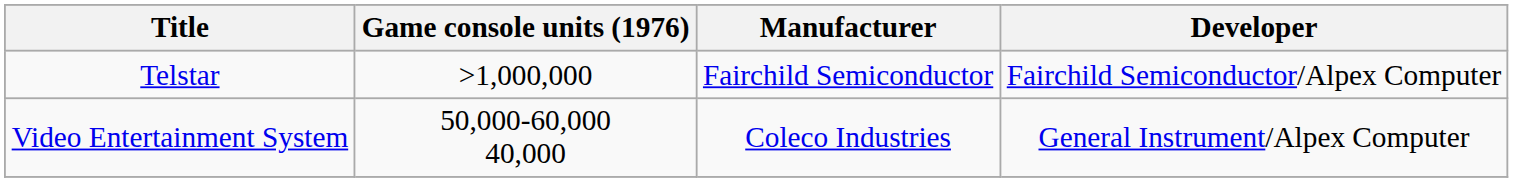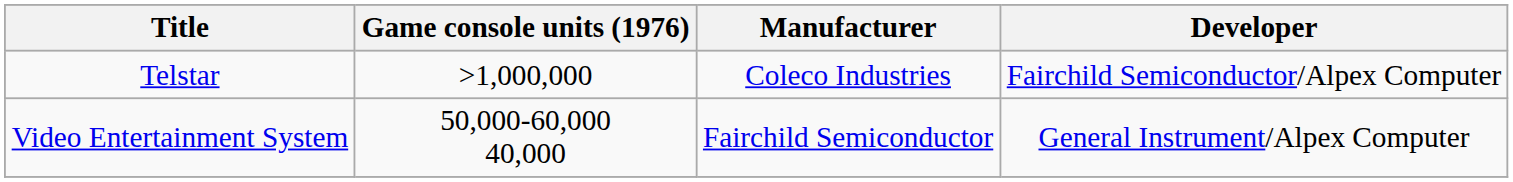(848, 74) Fairchild Semiconductor -> (848, 74) Coleco Industries
(848, 137) Coleco Industries -> (848, 137) Fairchild Semiconductor
